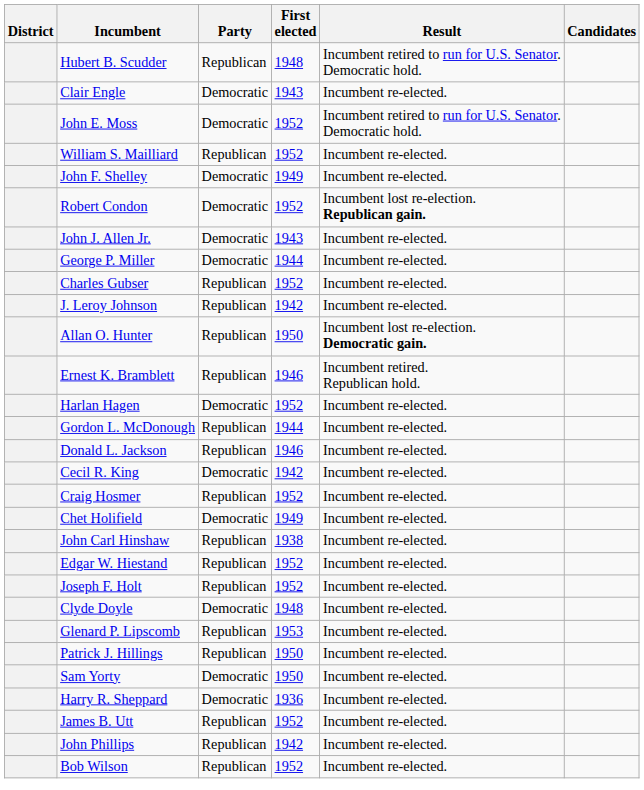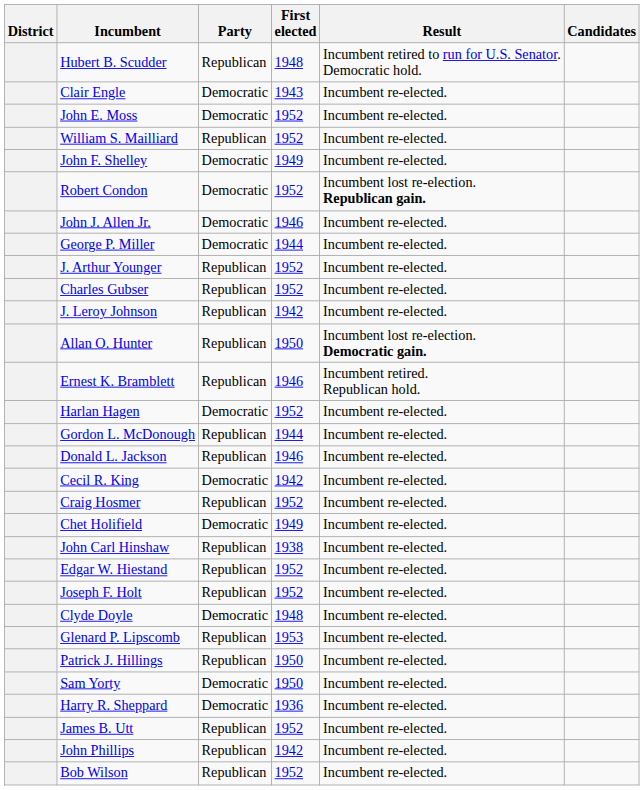(442, 123) Incumbent retired to run for U.S. Senator. Democratic hold. -> (385, 115) Incumbent re-elected.
(289, 237) 1943 -> (289, 221) 1946
+ row: (111, 267)
